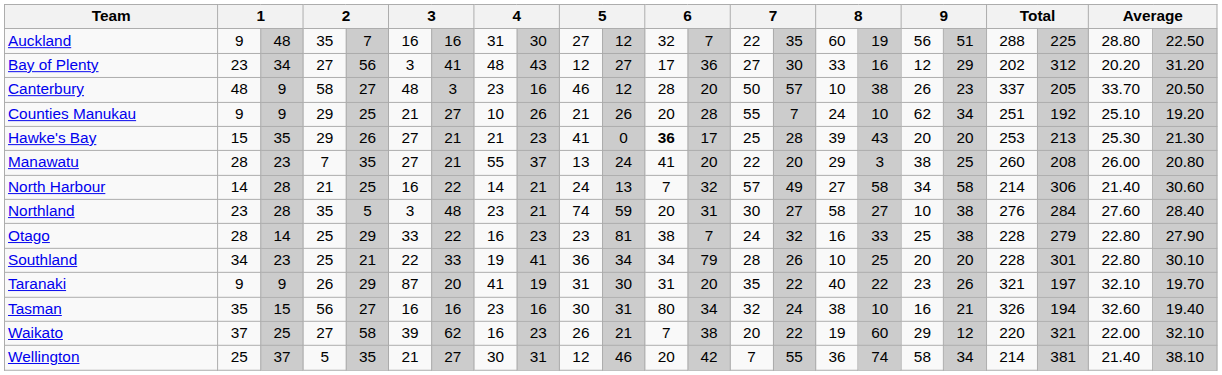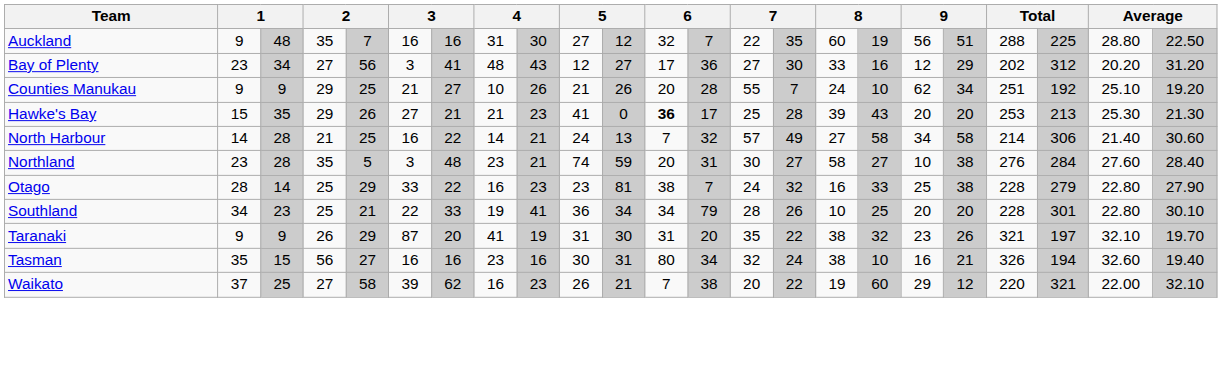- row: (46, 89)
- row: (43, 162)
(837, 284) 40 -> (837, 235) 38
(880, 284) 22 -> (880, 235) 32
- row: (44, 357)
